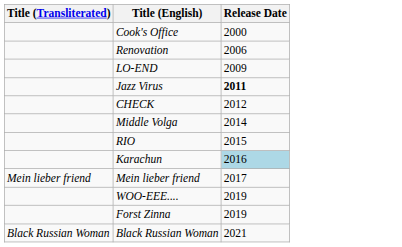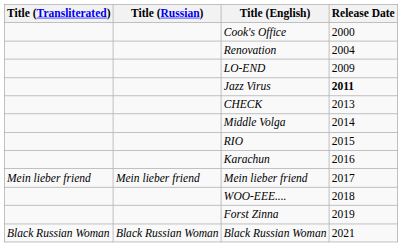+ column: (167, 13)
(235, 50) 2006 -> (343, 50) 2004
(235, 104) 2012 -> (343, 104) 2013
(235, 159) lightblue background -> (343, 159) no background
(235, 196) 2019 -> (343, 196) 2018
